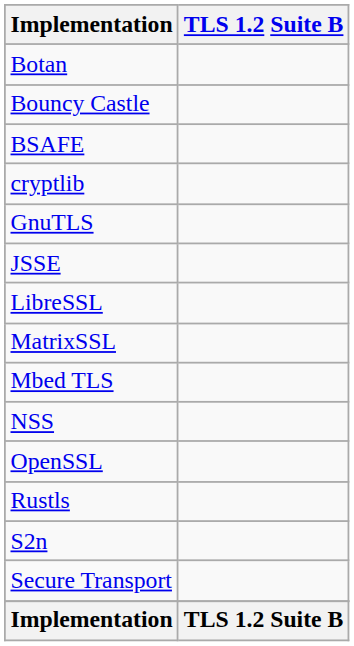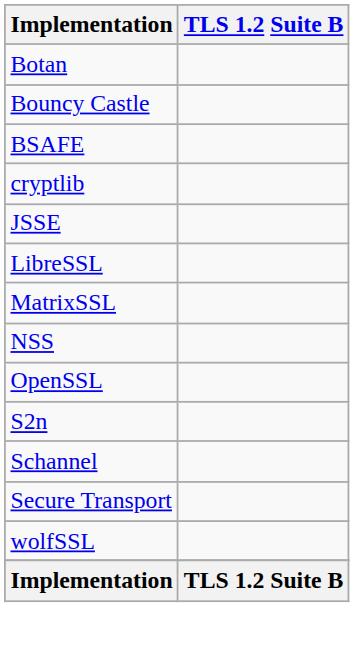- row: (52, 223)
- row: (62, 382)
- row: (40, 501)
+ row: (54, 461)
+ row: (53, 540)
